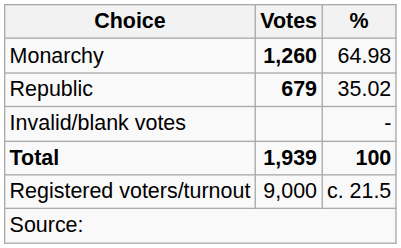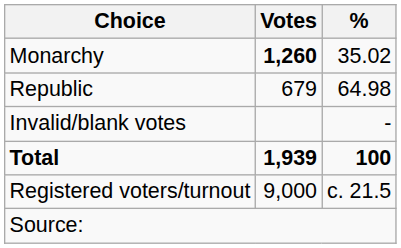(364, 55) 64.98 -> (364, 55) 35.02
(299, 89) bold -> (299, 89) normal
(364, 89) 35.02 -> (364, 89) 64.98
